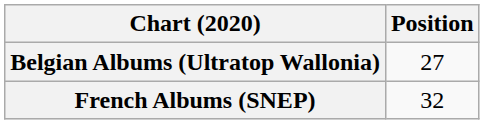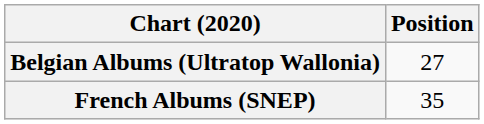(432, 99) 32 -> (432, 99) 35
